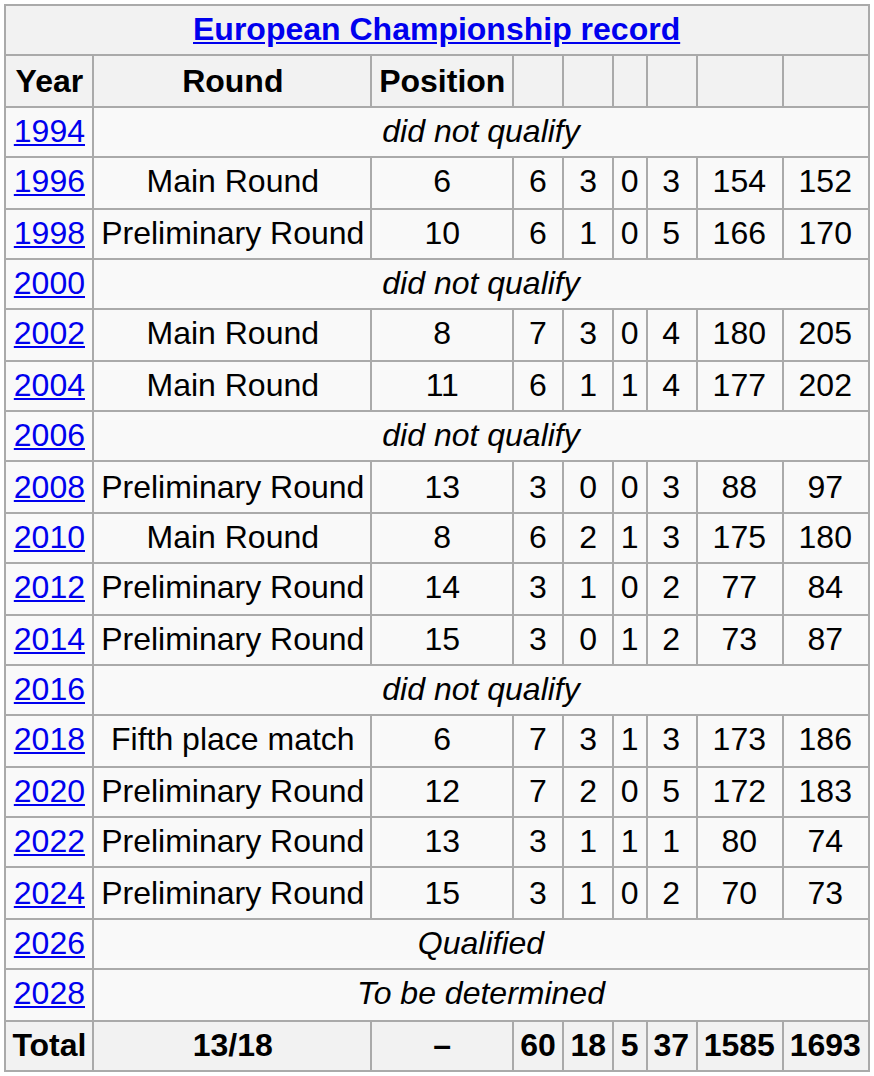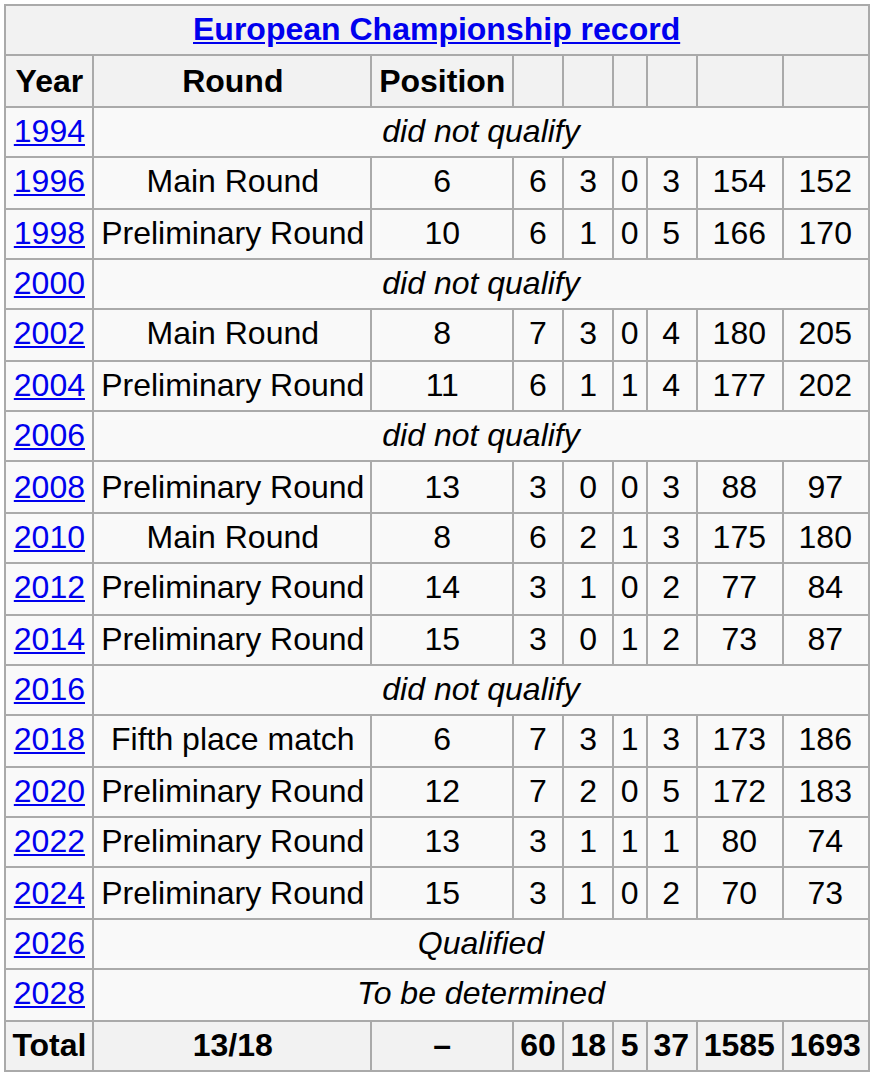(233, 385) Main Round -> (233, 385) Preliminary Round
